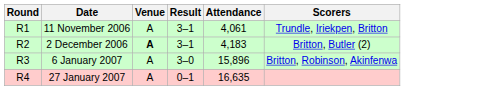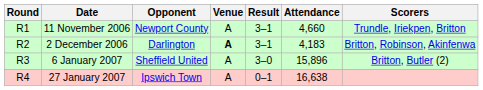+ column: (172, 12)
(234, 28) 4,061 -> (312, 28) 4,660
(332, 45) Britton, Butler (2) -> (410, 45) Britton, Robinson, Akinfenwa
(332, 61) Britton, Robinson, Akinfenwa -> (410, 61) Britton, Butler (2)
(234, 77) 16,635 -> (312, 77) 16,638
